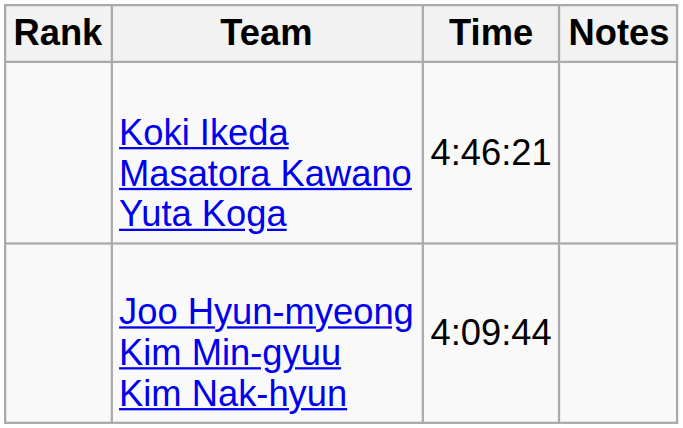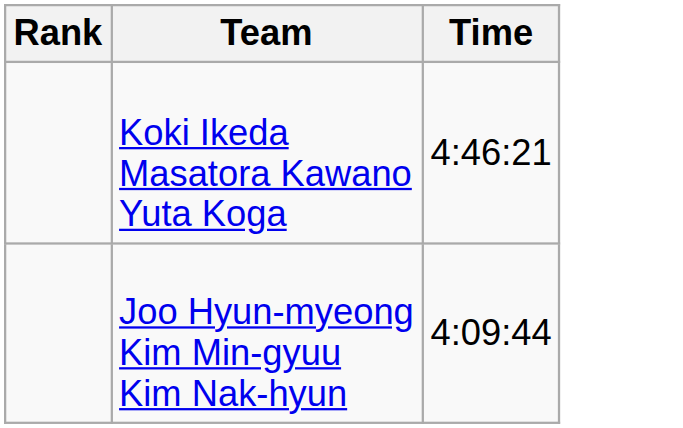- column: (619, 33)
